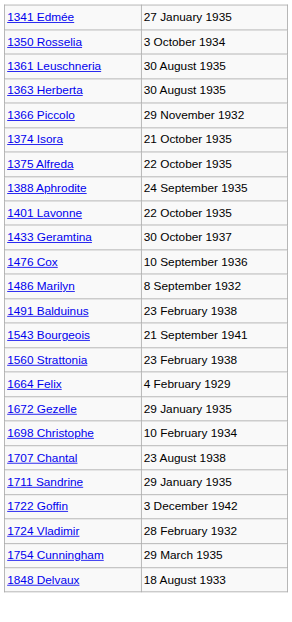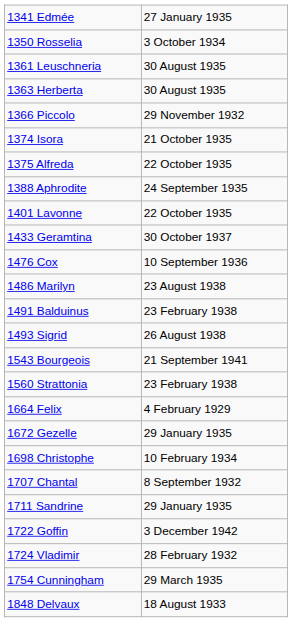(192, 286) 8 September 1932 -> (185, 286) 23 August 1938
+ row: (37, 335)
(185, 457) 23 August 1938 -> (192, 482) 8 September 1932
